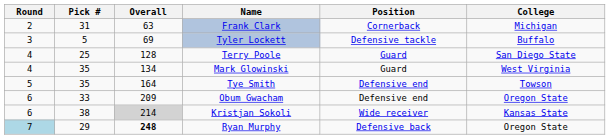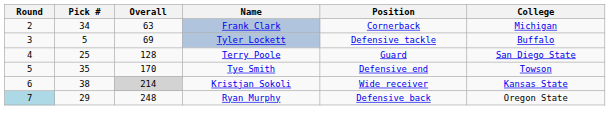(85, 26) 31 -> (85, 26) 34
- row: (251, 69)
(148, 84) 164 -> (148, 69) 170
- row: (251, 98)
(148, 127) bold -> (148, 98) normal
